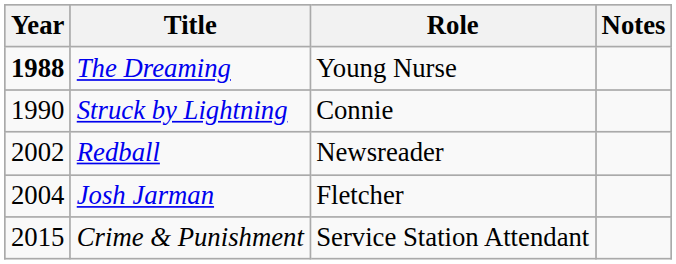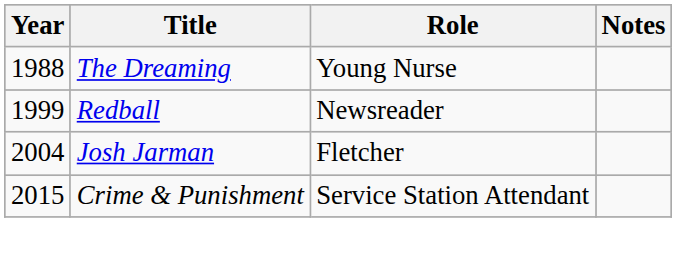(38, 68) bold -> (38, 68) normal
- row: (182, 110)
(38, 152) 2002 -> (38, 110) 1999
